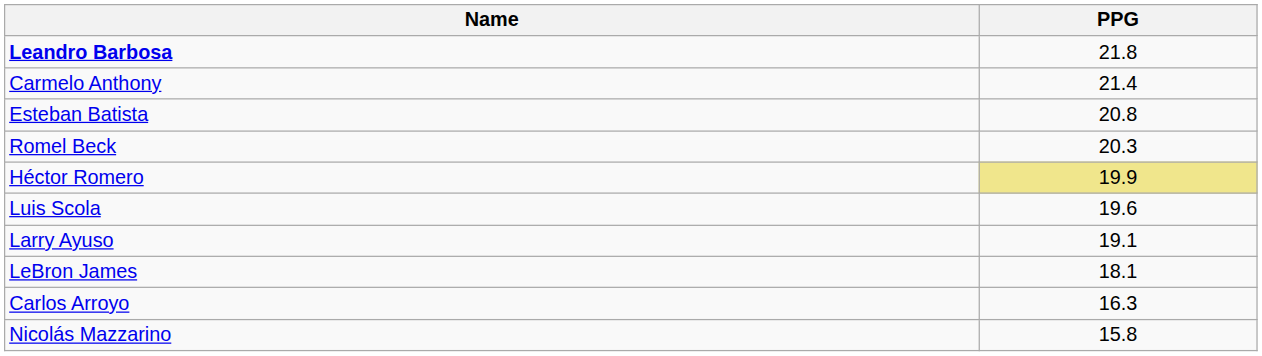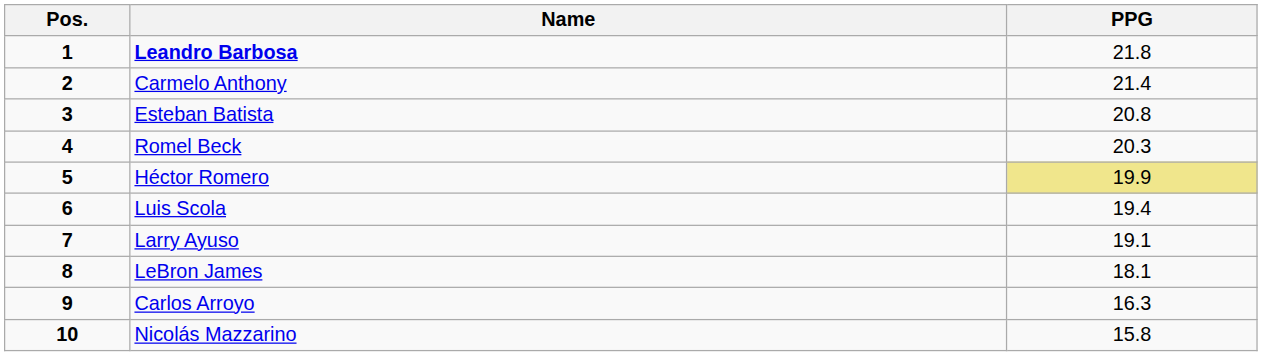+ column: (67, 20)
(1118, 209) 19.6 -> (1132, 209) 19.4
